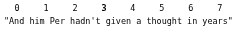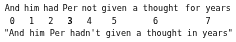+ row: (12, 8)
